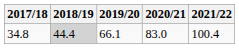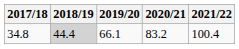(156, 33) 83.0 -> (156, 33) 83.2
